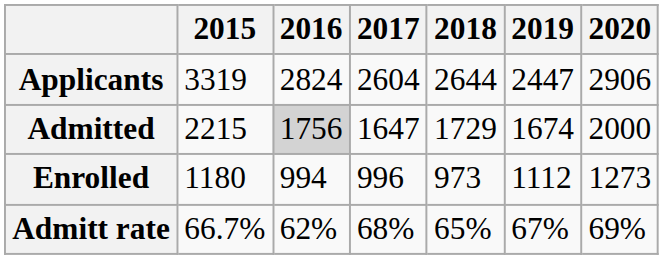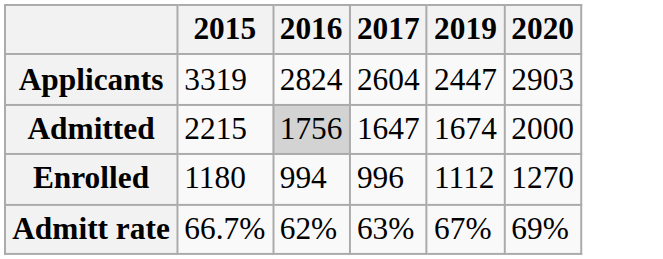- column: (465, 29)
(620, 79) 2906 -> (543, 79) 2903
(620, 178) 1273 -> (543, 178) 1270
(386, 228) 68% -> (386, 228) 63%
